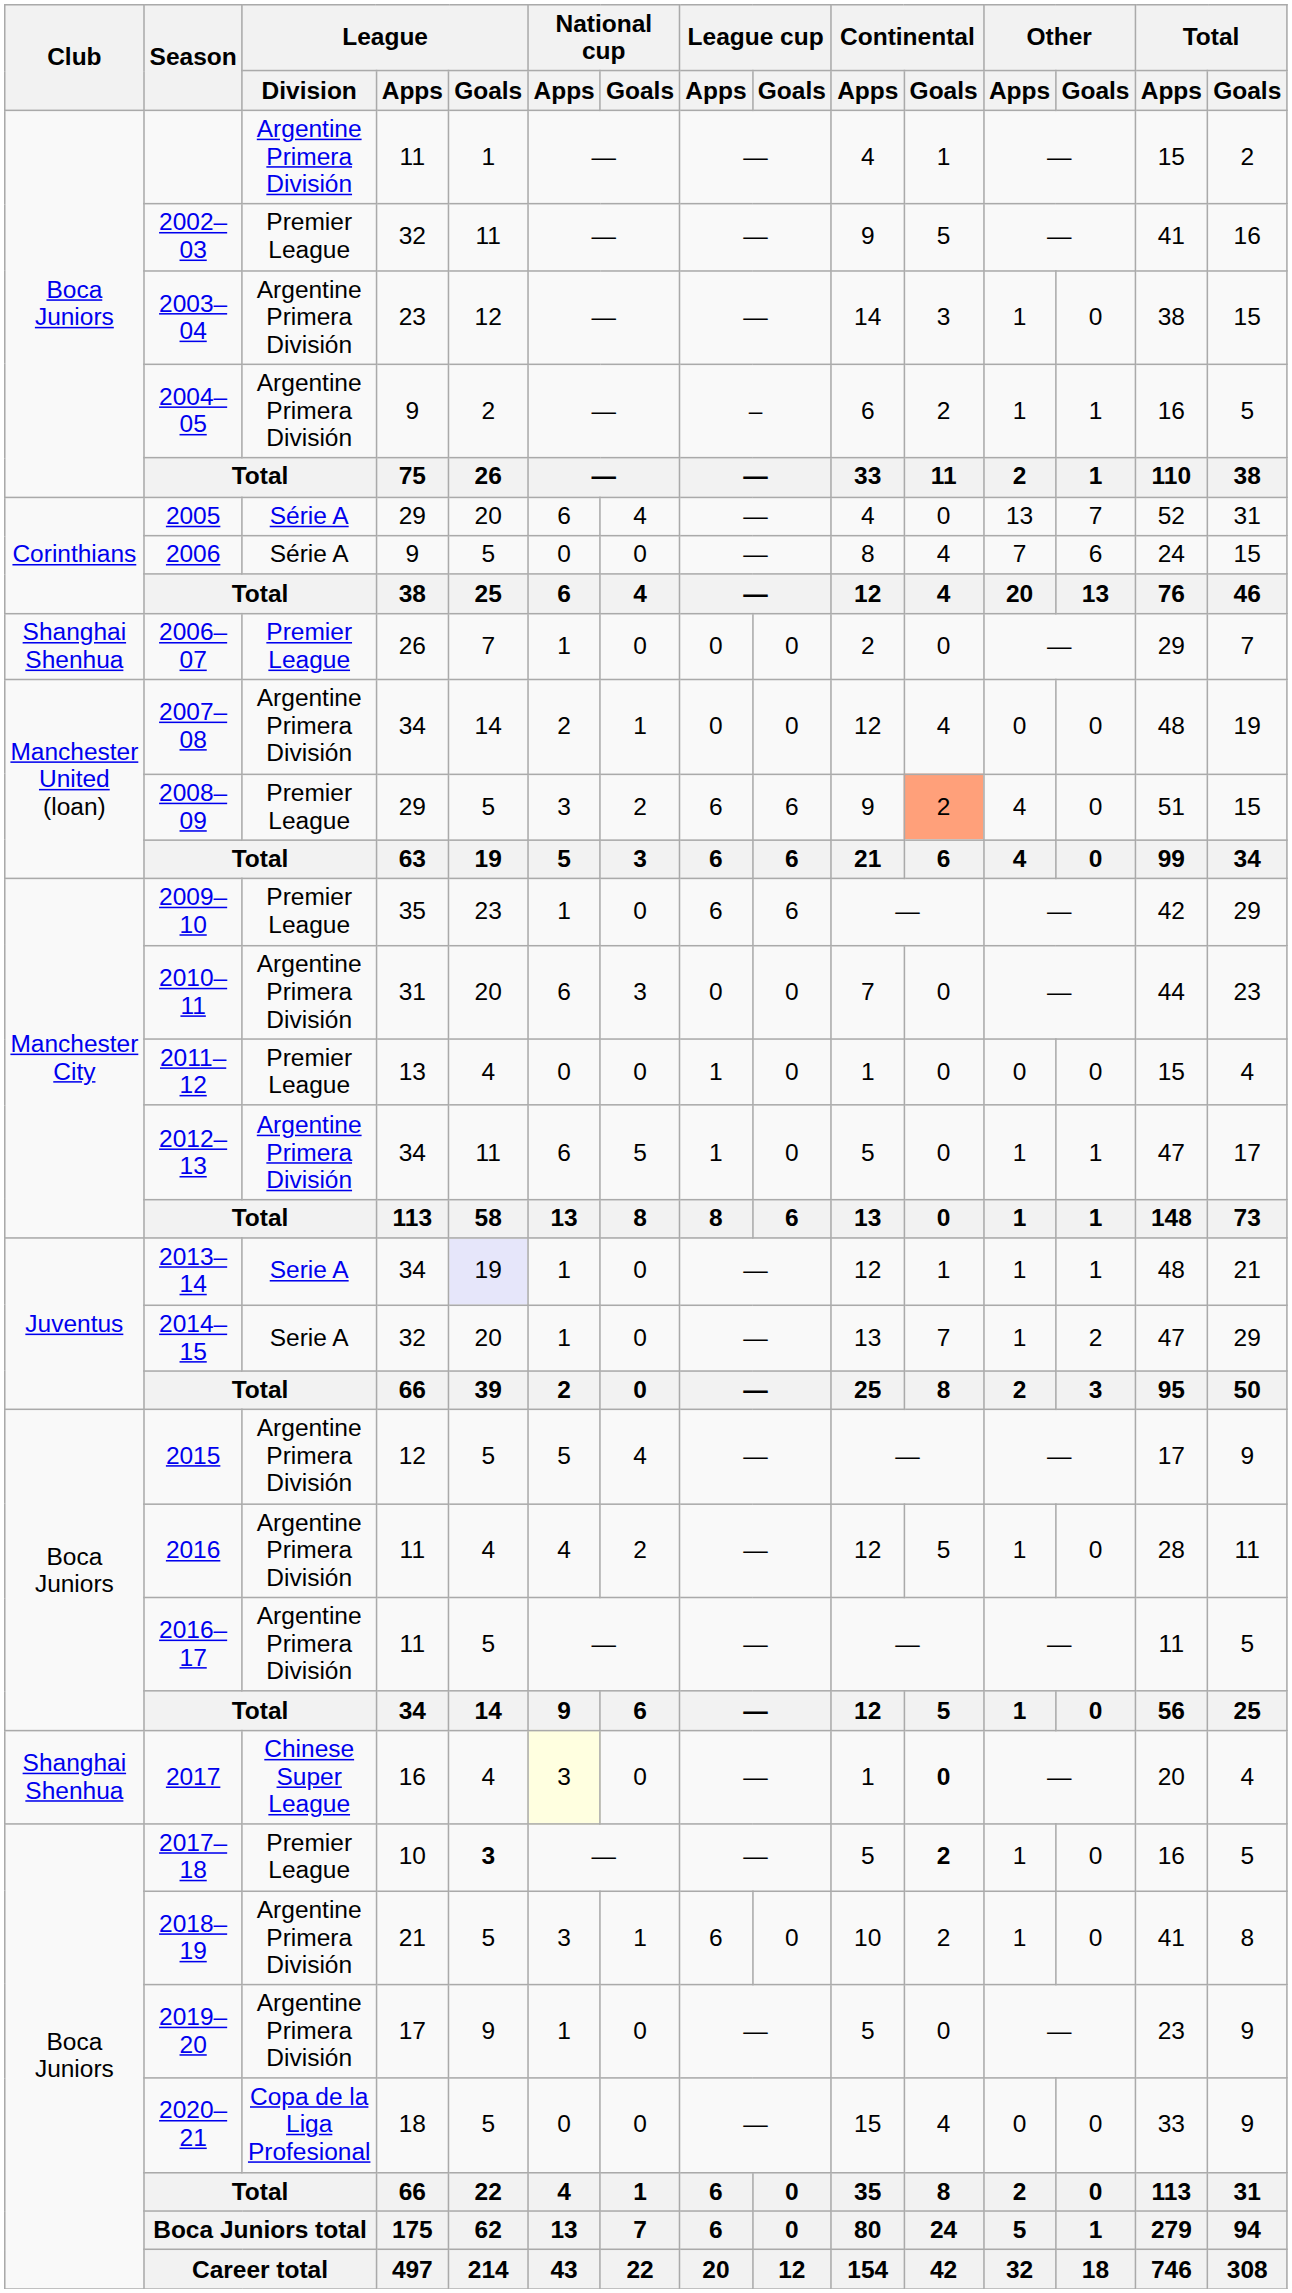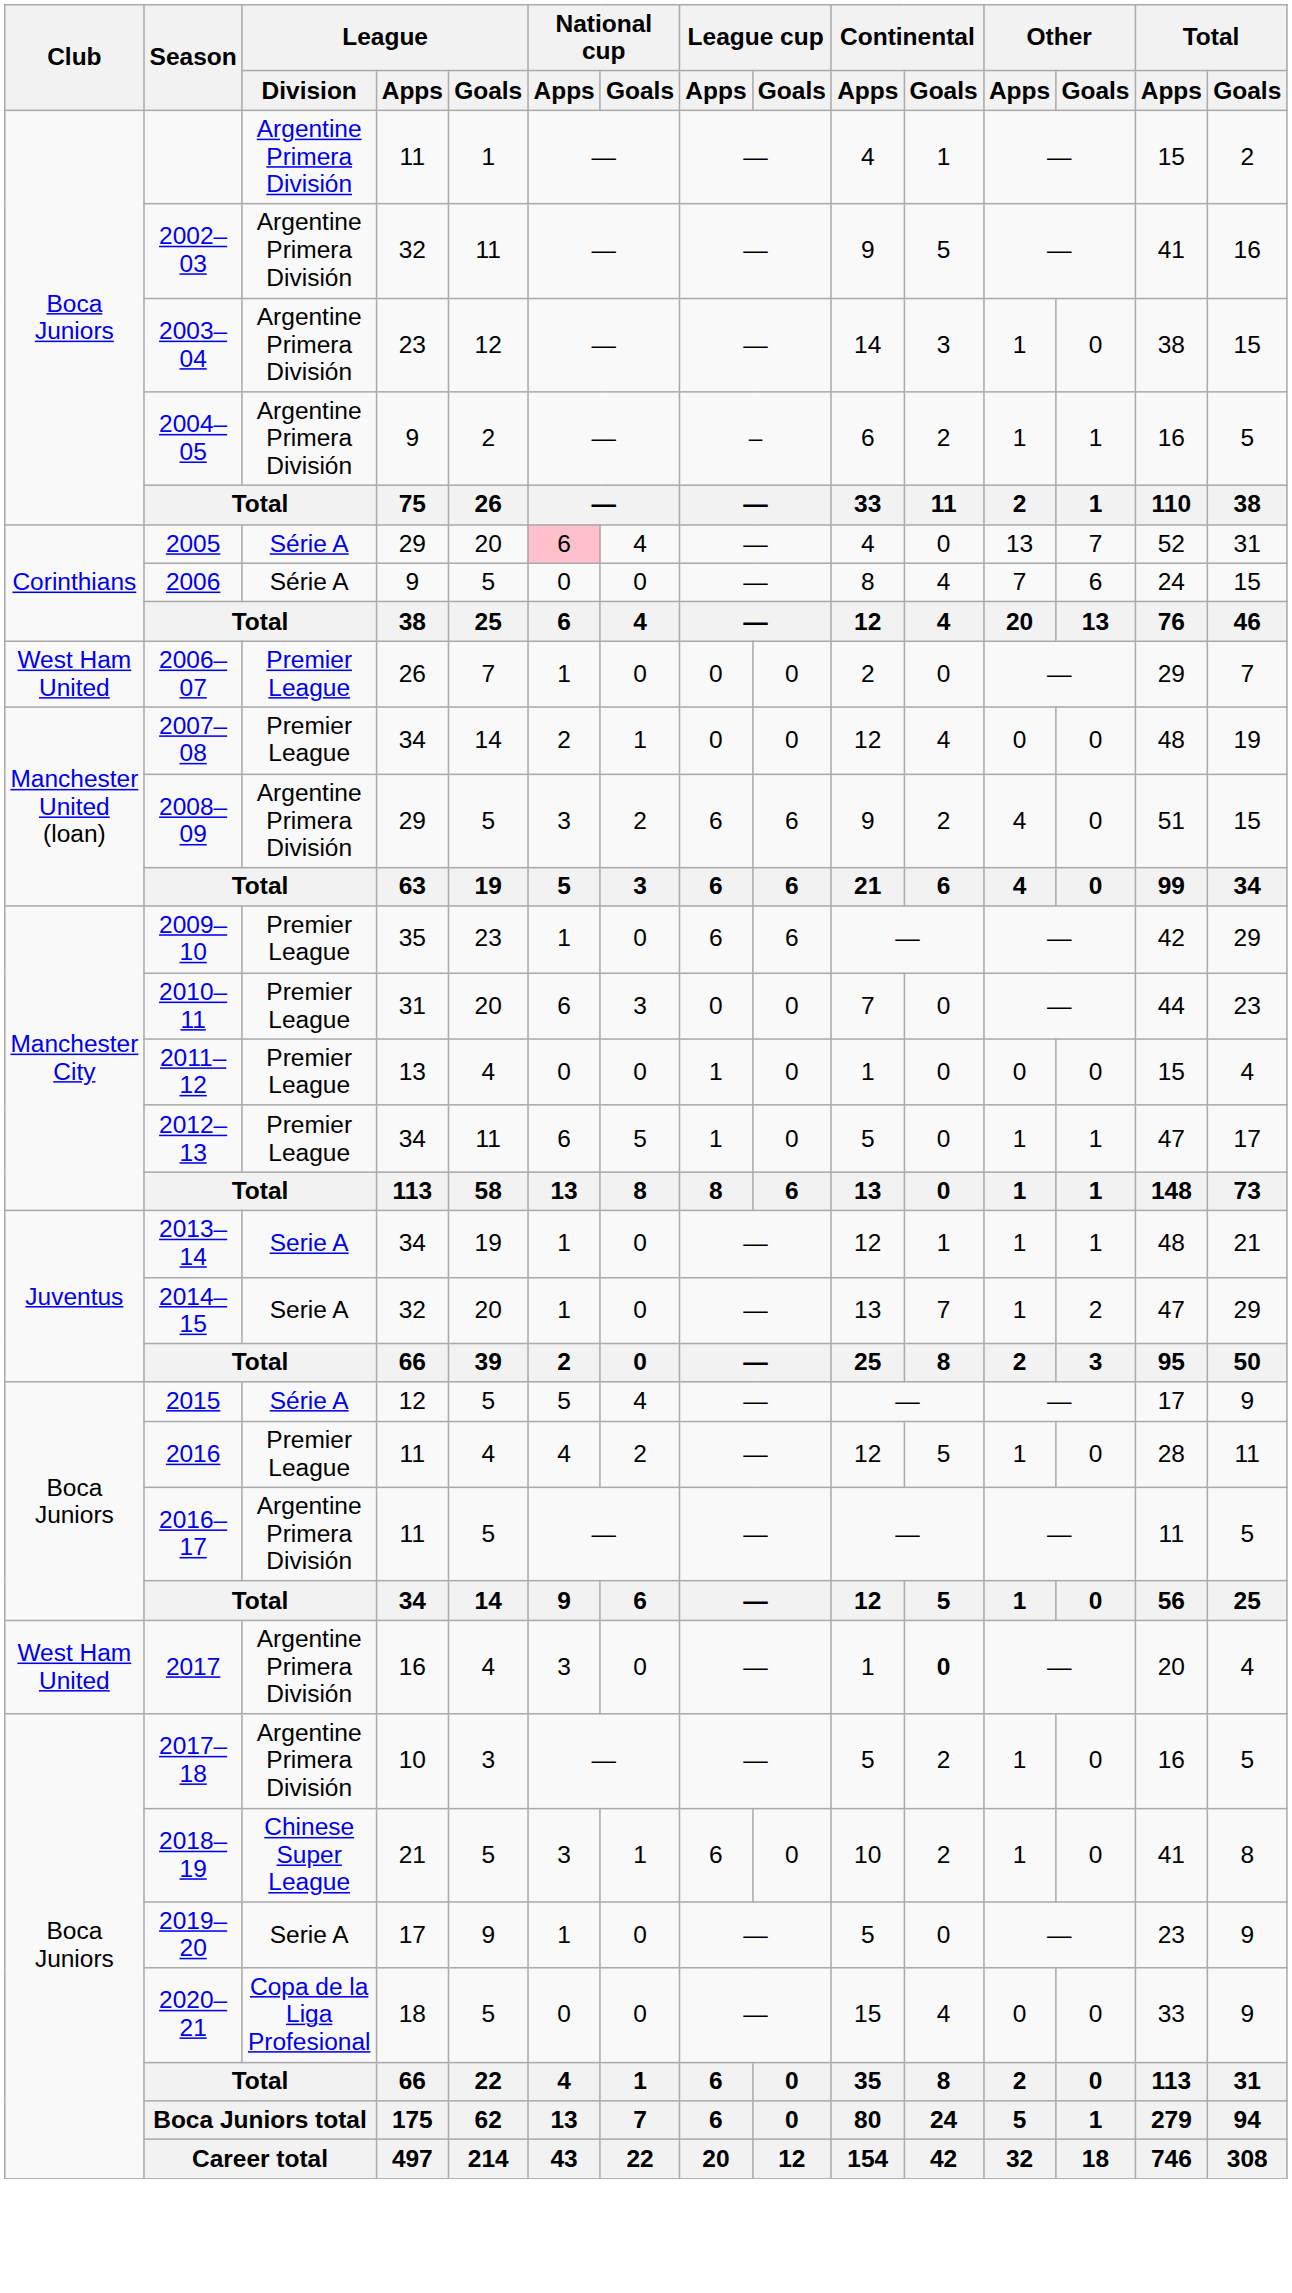(309, 236) Premier League -> (309, 250) Argentine Primera División
(564, 515) no background -> (564, 543) pink background
(74, 646) Shanghai Shenhua -> (74, 673) West Ham United
(309, 726) Argentine Primera División -> (309, 740) Premier League
(309, 806) Premier League -> (309, 820) Argentine Primera División
(944, 806) lightsalmon background -> (944, 820) no background
(309, 991) Argentine Primera División -> (309, 1005) Premier League
(309, 1152) Argentine Primera División -> (309, 1138) Premier League
(488, 1271) lavender background -> (488, 1243) no background
(309, 1456) Argentine Primera División -> (309, 1401) Série A
(309, 1550) Argentine Primera División -> (309, 1453) Premier League
(74, 1776) Shanghai Shenhua -> (74, 1666) West Ham United
(309, 1776) Chinese Super League -> (309, 1666) Argentine Primera División
(564, 1776) lightyellow background -> (564, 1666) no background
(309, 1857) Premier League -> (309, 1760) Argentine Primera División
(488, 1857) bold -> (488, 1760) normal
(944, 1857) bold -> (944, 1760) normal
(309, 1937) Argentine Primera División -> (309, 1854) Chinese Super League
(309, 2031) Argentine Primera División -> (309, 1934) Serie A
